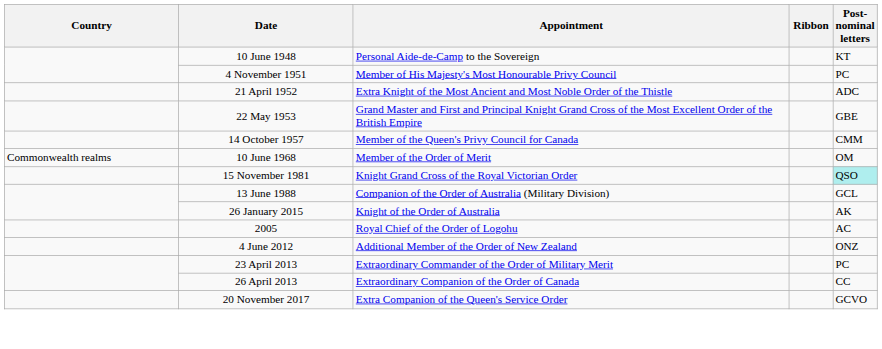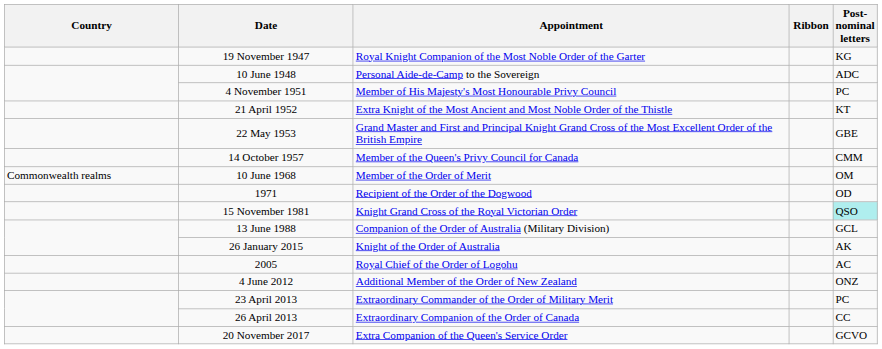+ row: (266, 56)
(843, 56) KT -> (847, 74) ADC
(847, 91) ADC -> (843, 109) KT
+ row: (266, 193)
